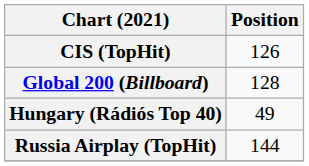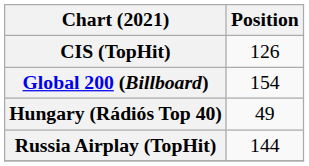(265, 82) 128 -> (265, 82) 154
